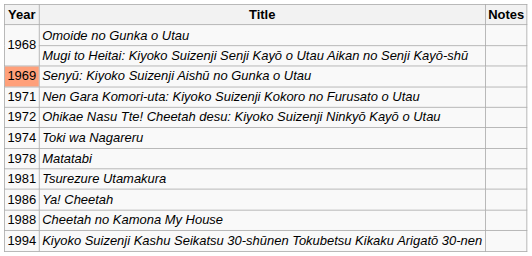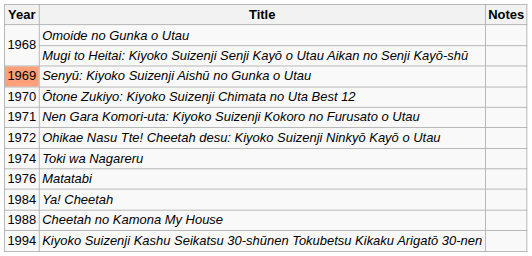+ row: (199, 96)
(22, 158) 1978 -> (22, 179) 1976
- row: (104, 179)
(22, 199) 1986 -> (22, 199) 1984
